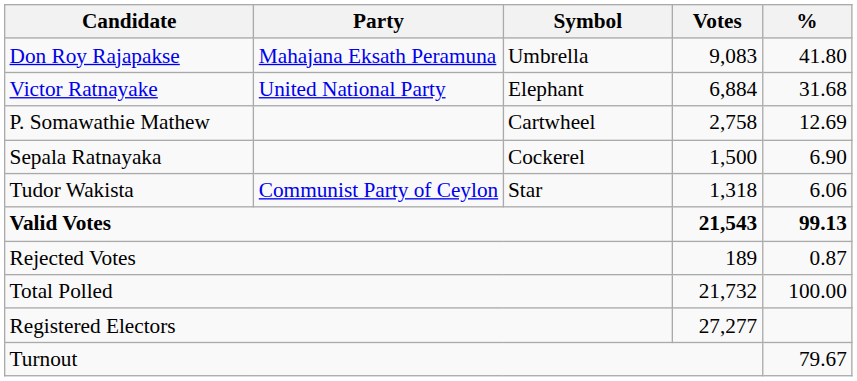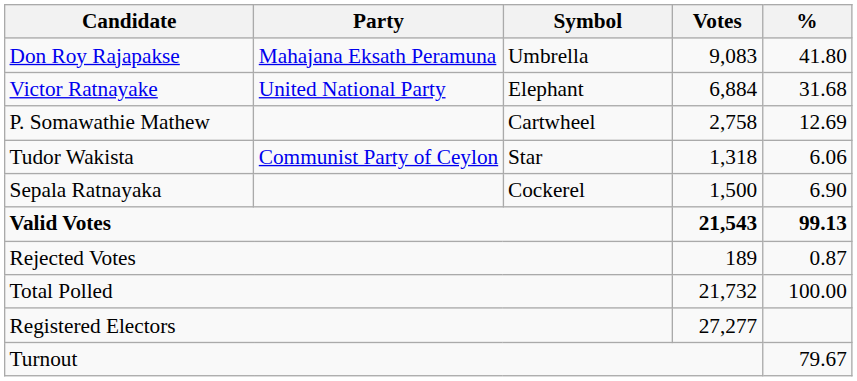rows swapped: (85, 156) <-> (72, 190)
